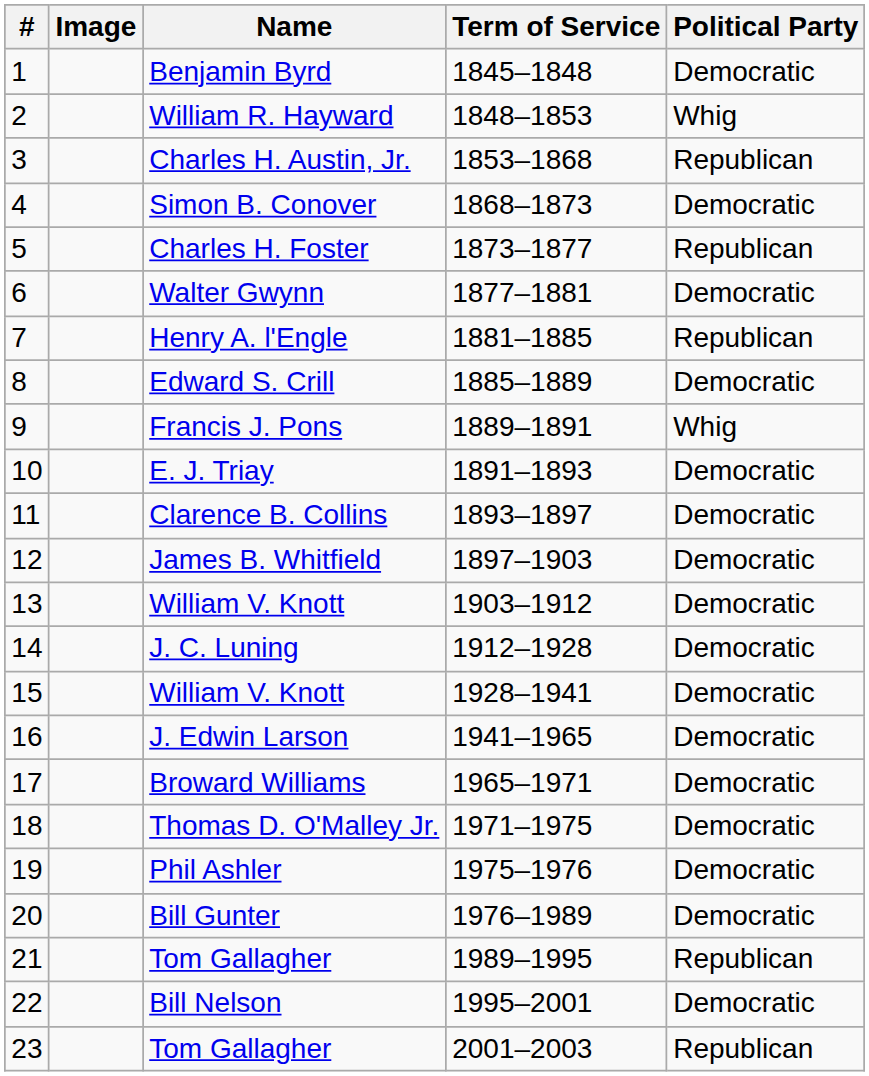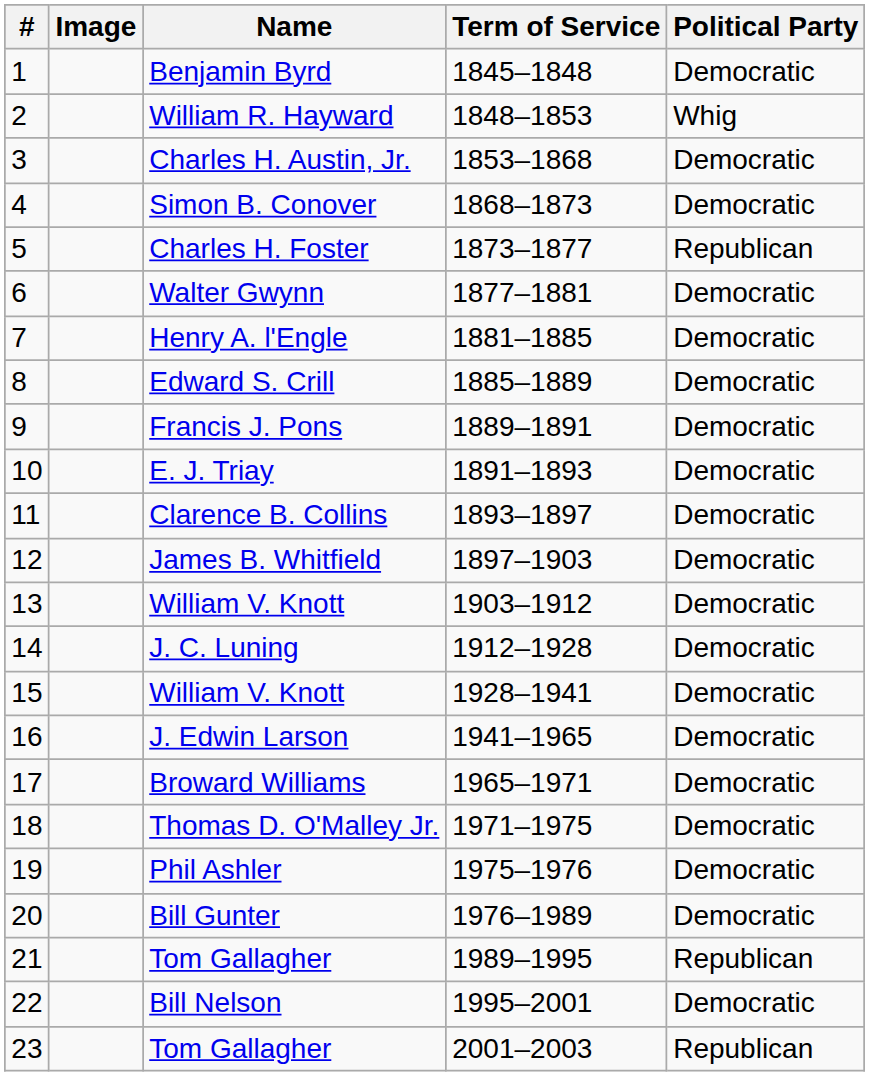(743, 159) Republican -> (744, 159) Democratic
(743, 337) Republican -> (744, 337) Democratic
(705, 426) Whig -> (744, 426) Democratic
